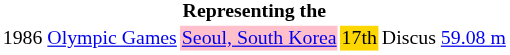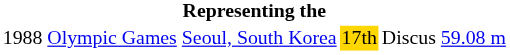(23, 38) 1986 -> (23, 38) 1988
(259, 38) pink background -> (259, 38) no background
